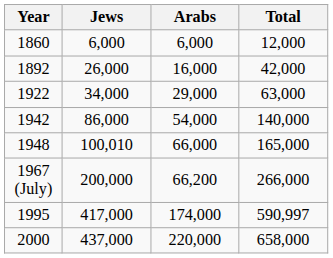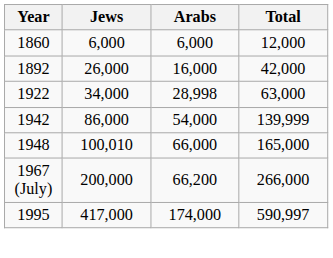(195, 94) 29,000 -> (195, 94) 28,998
(283, 119) 140,000 -> (283, 119) 139,999
- row: (33, 240)
